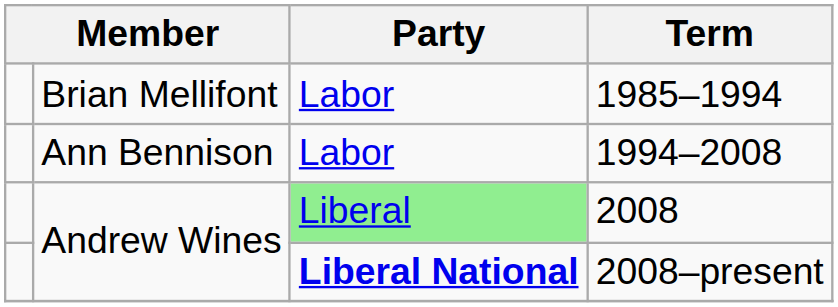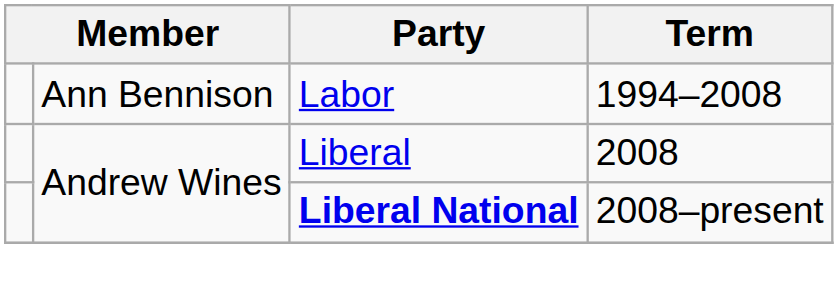- row: (689, 93)
(355, 211) lightgreen background -> (355, 152) no background
